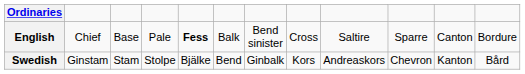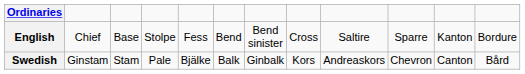(160, 36) Pale -> (160, 36) Stolpe
(196, 36) bold -> (196, 36) normal
(229, 36) Balk -> (229, 36) Bend
(455, 36) Canton -> (455, 36) Kanton
(160, 60) Stolpe -> (160, 60) Pale
(229, 60) Bend -> (229, 60) Balk
(455, 60) Kanton -> (455, 60) Canton
